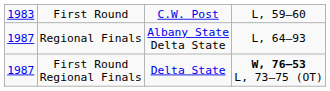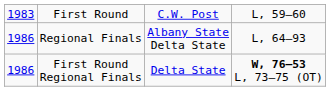(21, 39) 1987 -> (21, 39) 1986
(21, 70) 1987 -> (21, 70) 1986
